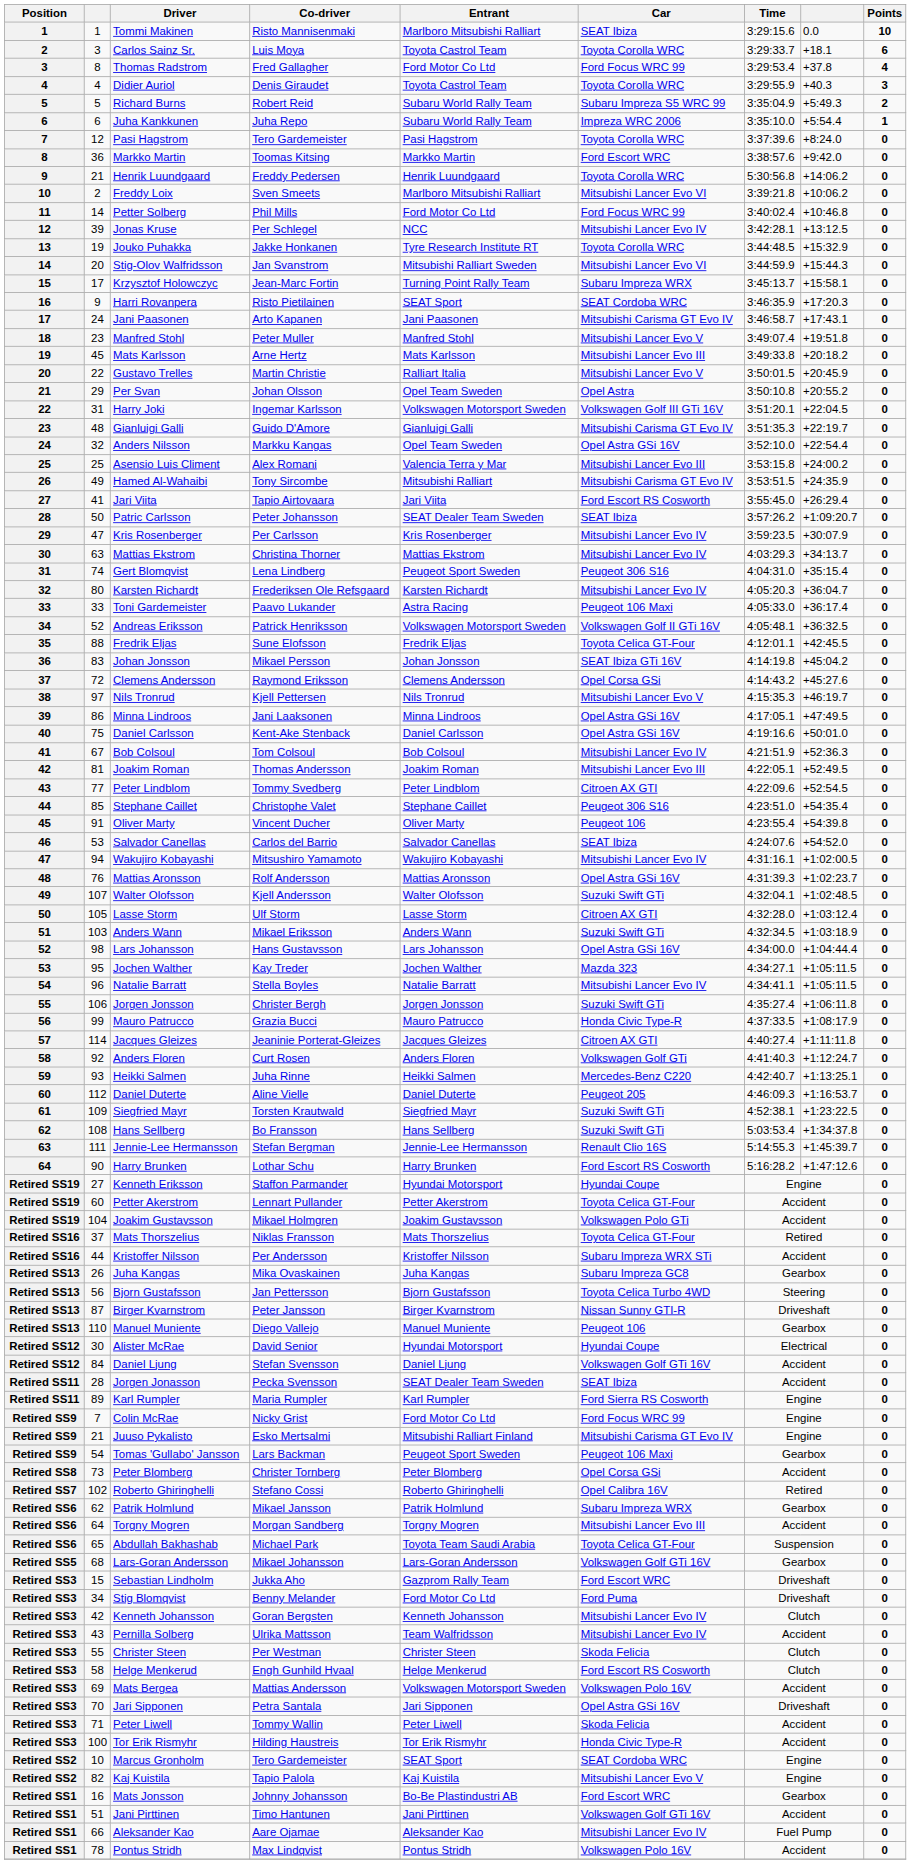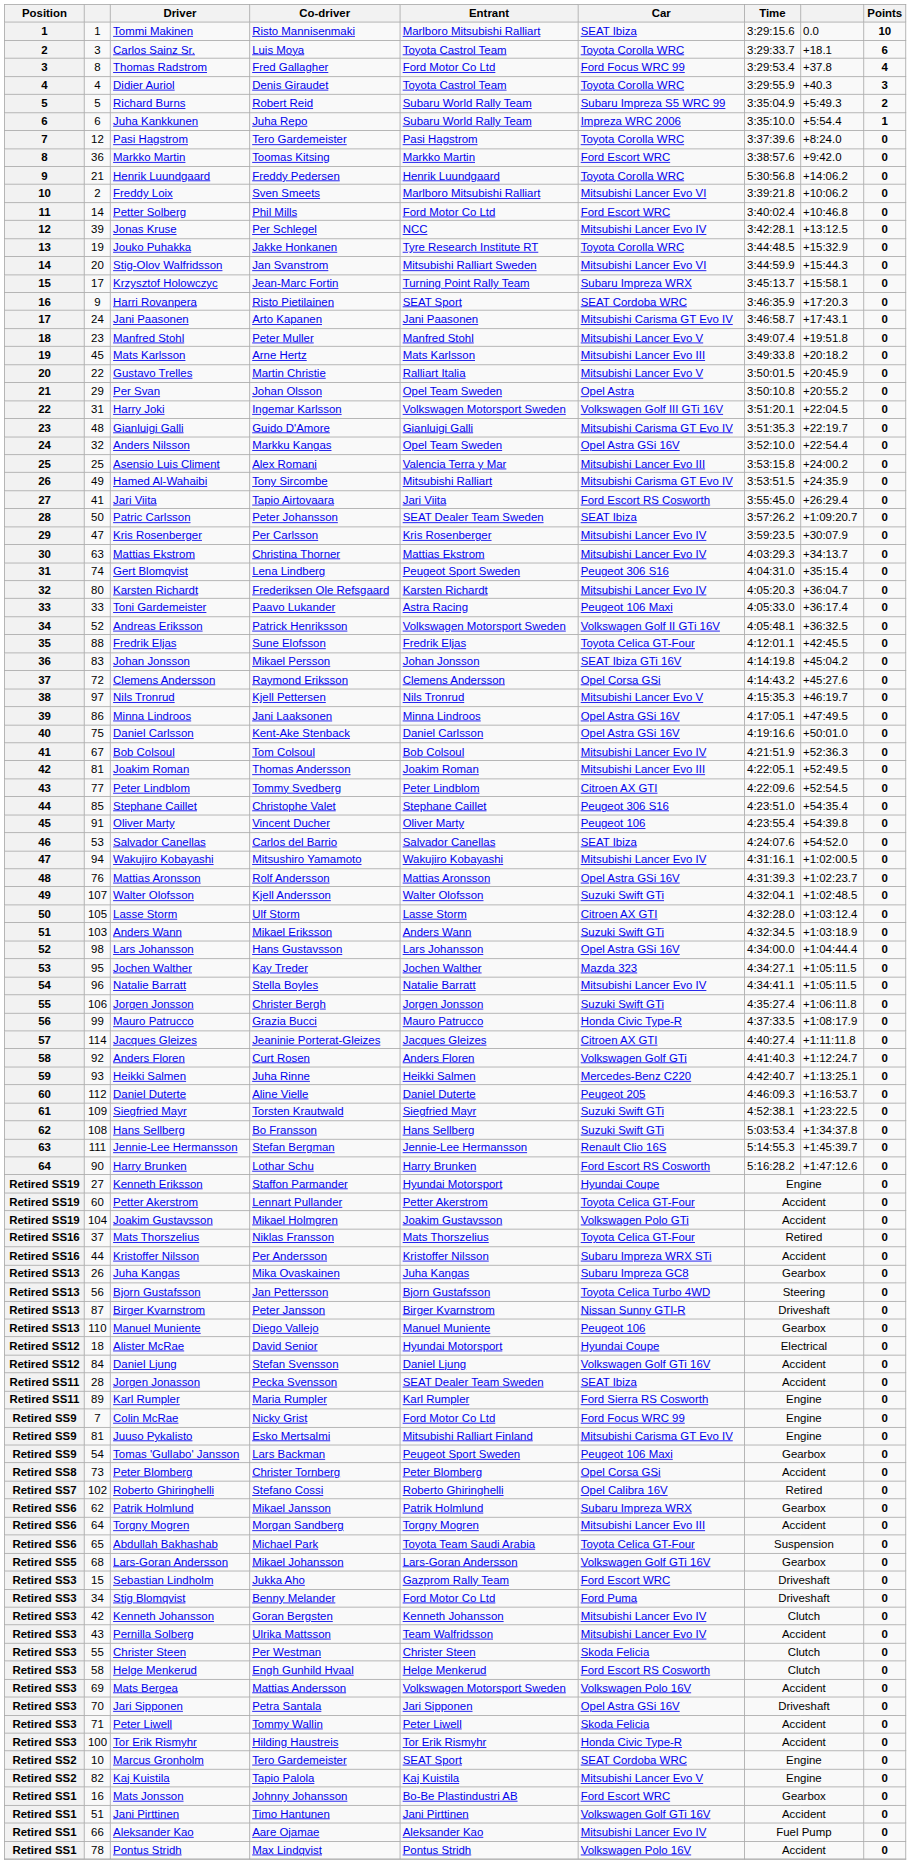(633, 211) Ford Focus WRC 99 -> (625, 211) Ford Escort WRC
(97, 1346) 30 -> (97, 1346) 18
(97, 1436) 21 -> (97, 1436) 81
